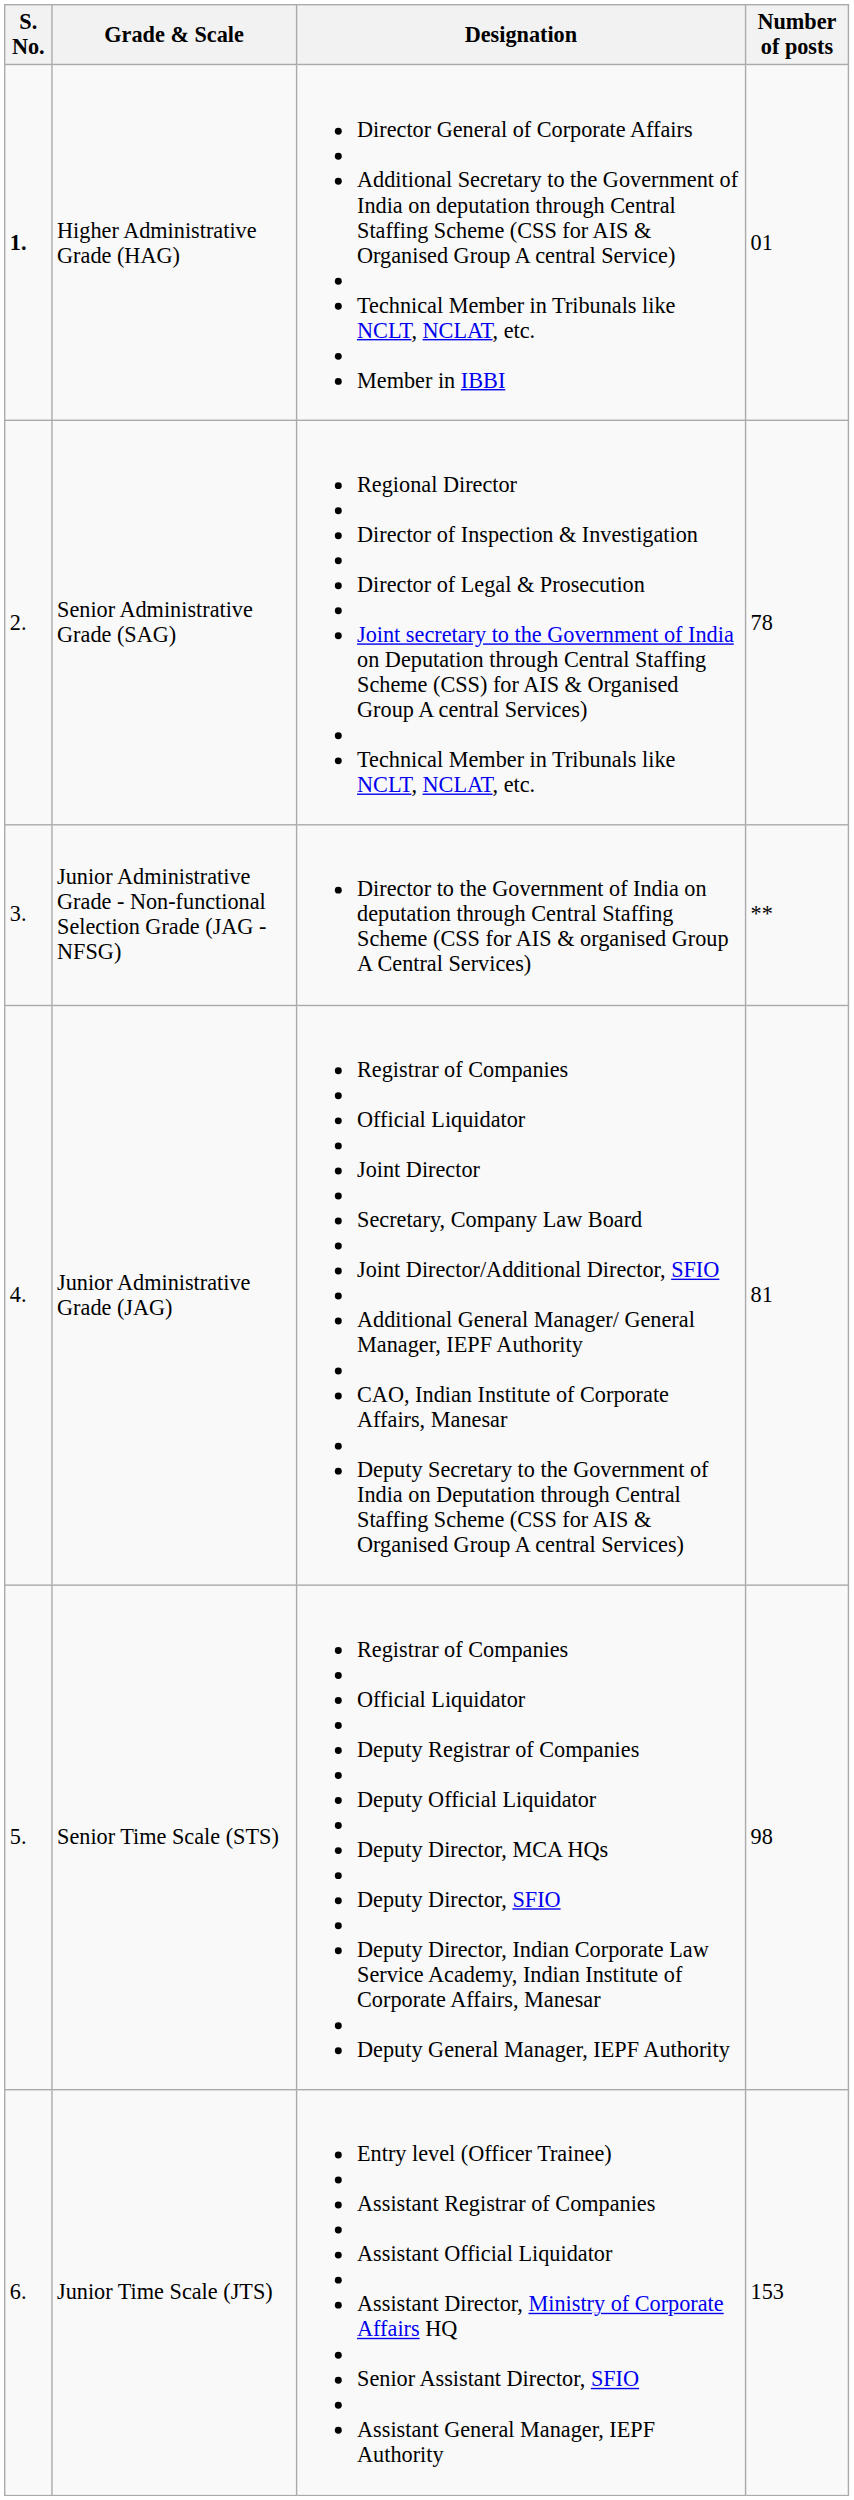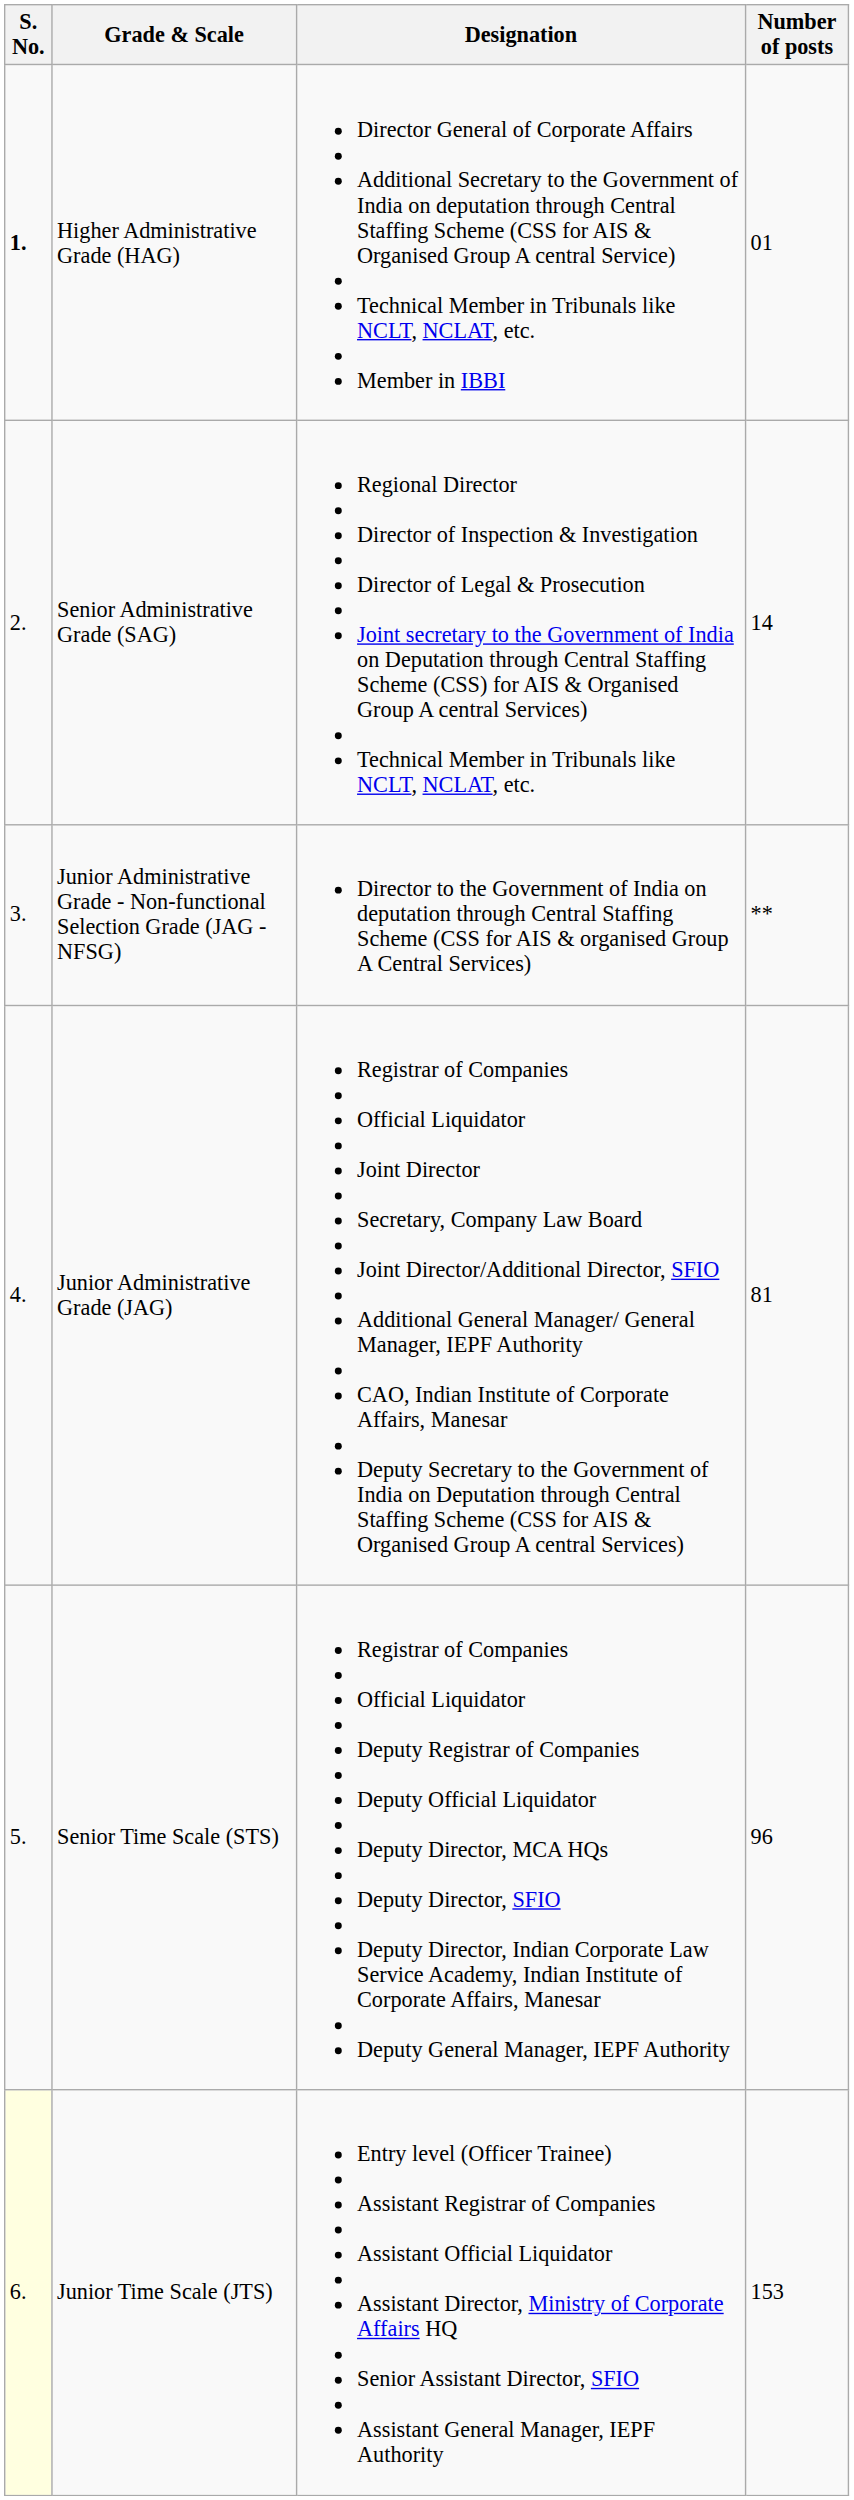(762, 622) 78 -> (762, 622) 14
(762, 1837) 98 -> (762, 1837) 96
(18, 2292) no background -> (18, 2292) lightyellow background
